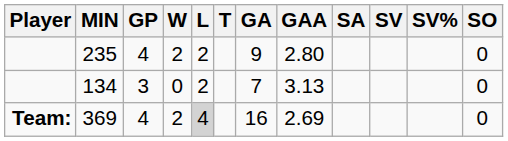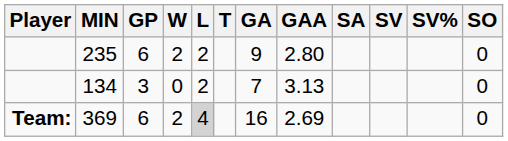(143, 53) 4 -> (143, 53) 6
(143, 119) 4 -> (143, 119) 6
